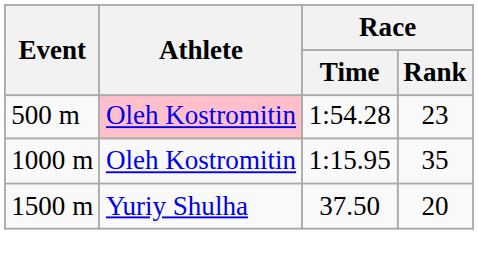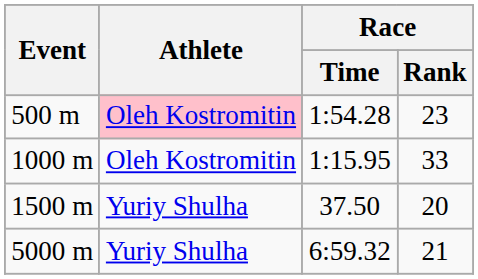(435, 161) 35 -> (435, 161) 33
+ row: (52, 250)
